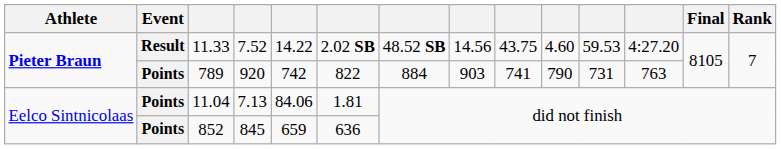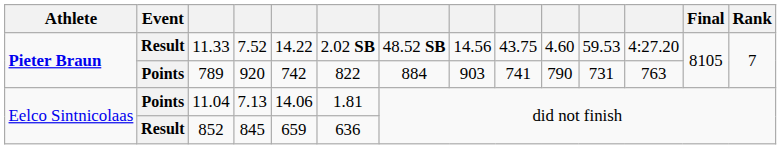(294, 102) 84.06 -> (294, 102) 14.06
(163, 129) Points -> (163, 129) Result
